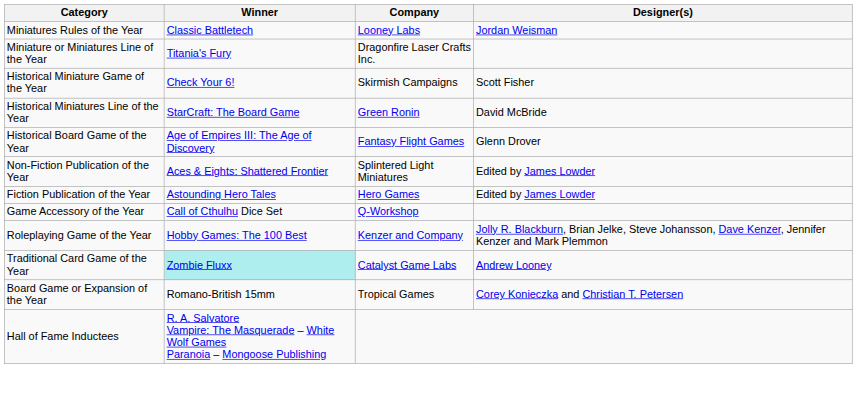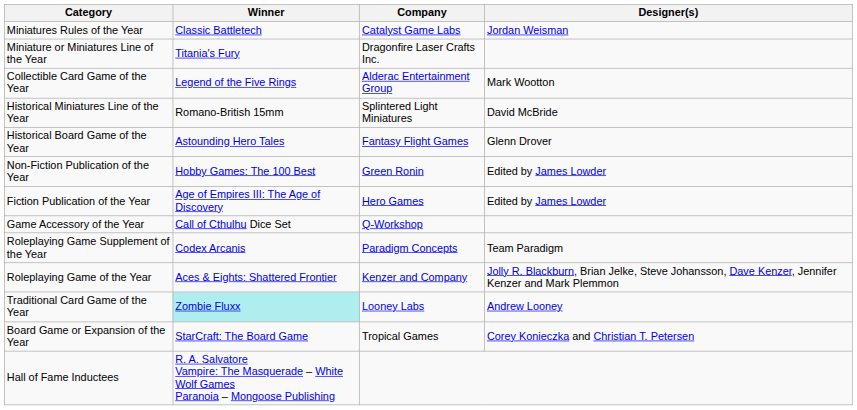(389, 30) Looney Labs -> (411, 30) Catalyst Game Labs
+ row: (77, 83)
- row: (75, 83)
(233, 112) StarCraft: The Board Game -> (229, 112) Romano-British 15mm
(389, 112) Green Ronin -> (400, 112) Splintered Light Miniatures
(239, 142) Age of Empires III: The Age of Discovery -> (230, 142) Astounding Hero Tales
(247, 171) Aces & Eights: Shattered Frontier -> (245, 171) Hobby Games: The 100 Best
(396, 171) Splintered Light Miniatures -> (393, 171) Green Ronin
(221, 195) Astounding Hero Tales -> (248, 201) Age of Empires III: The Age of Discovery
+ row: (88, 247)
(237, 235) Hobby Games: The 100 Best -> (256, 277) Aces & Eights: Shattered Frontier
(407, 265) Catalyst Game Labs -> (393, 306) Looney Labs
(221, 294) Romano-British 15mm -> (242, 336) StarCraft: The Board Game
